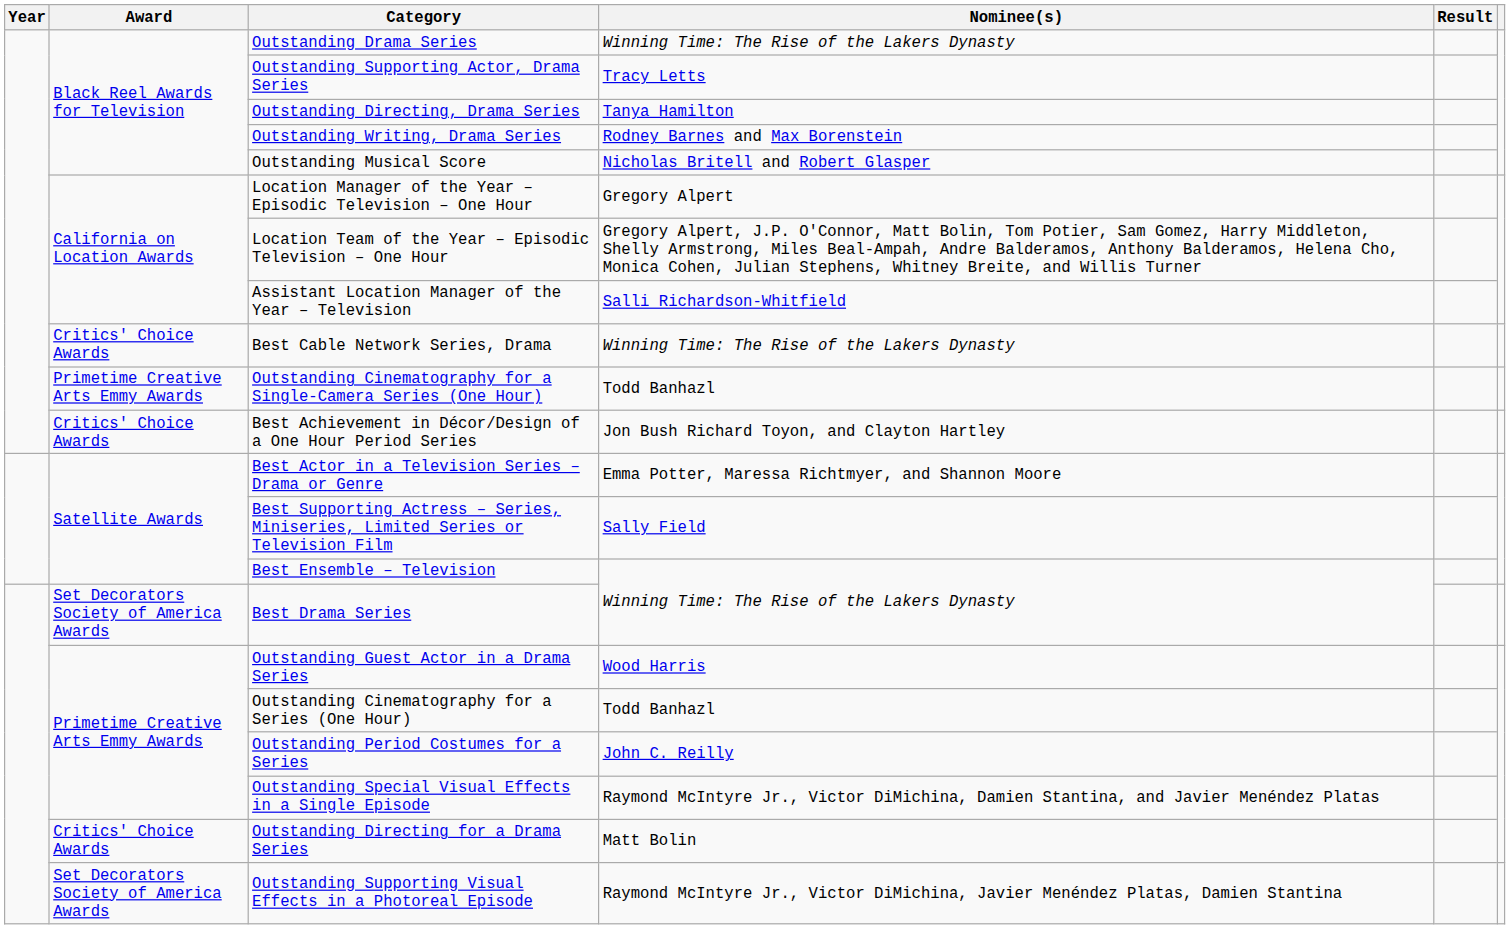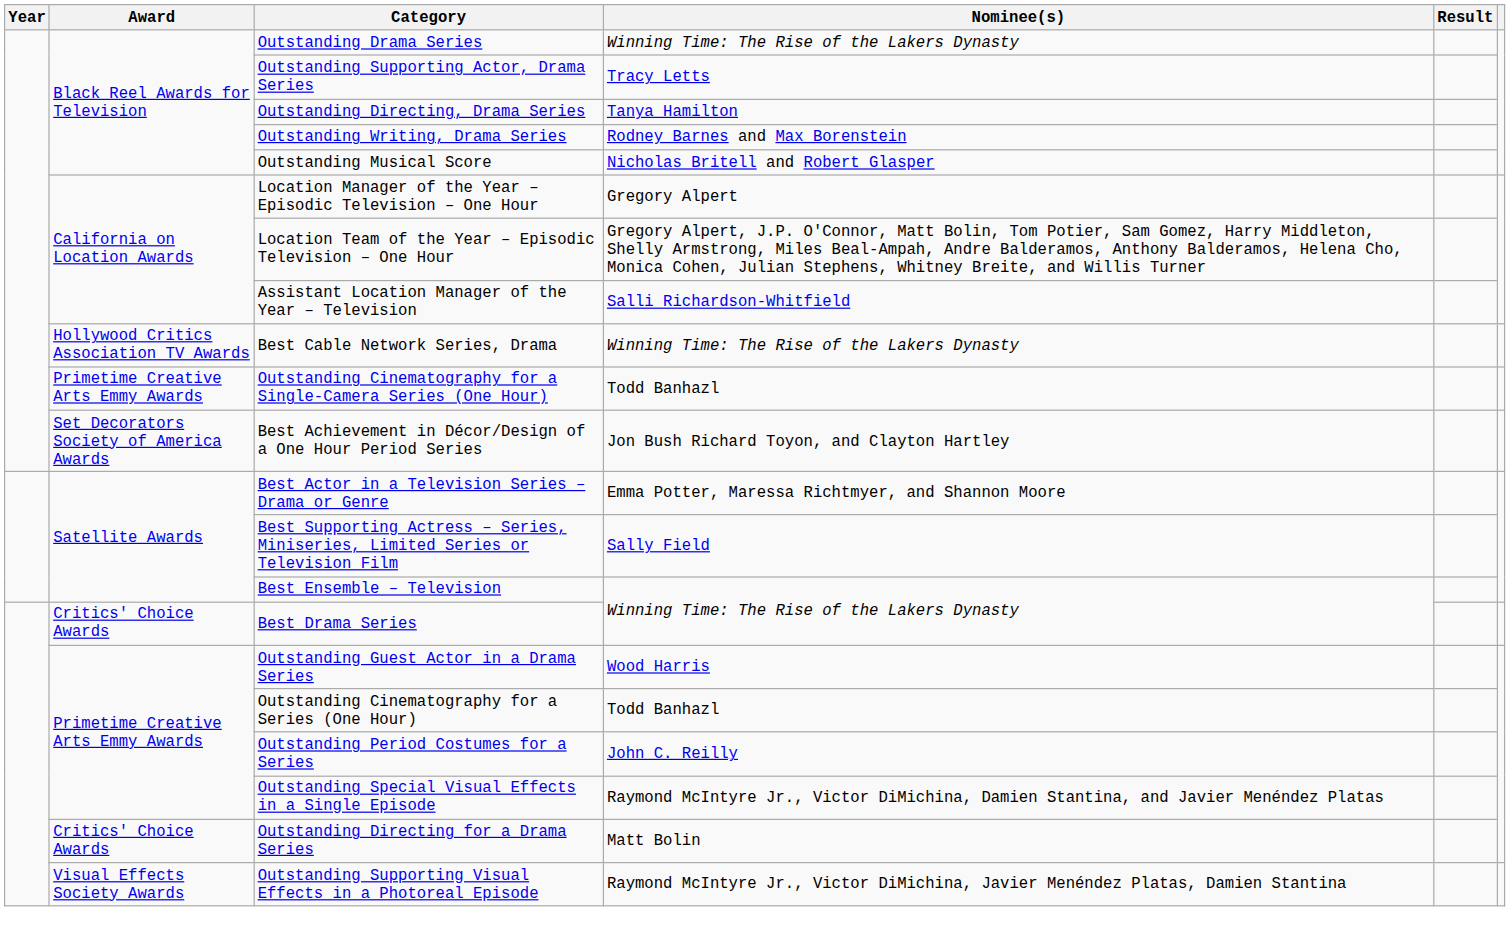(123, 345) Critics' Choice Awards -> (151, 345) Hollywood Critics Association TV Awards
(123, 432) Critics' Choice Awards -> (137, 441) Set Decorators Society of America Awards
(137, 615) Set Decorators Society of America Awards -> (123, 624) Critics' Choice Awards
(137, 893) Set Decorators Society of America Awards -> (119, 884) Visual Effects Society Awards
